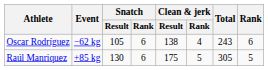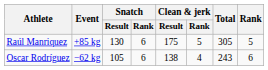rows swapped: (38, 42) <-> (37, 58)
